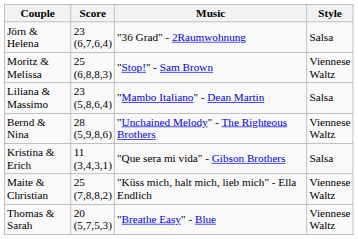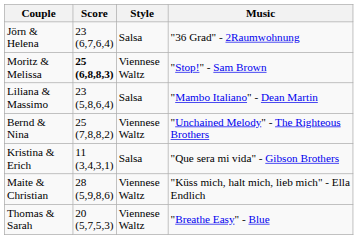columns swapped: (330, 13) <-> (211, 13)
(93, 67) normal -> (94, 67) bold
(93, 128) 28 (5,9,8,6) -> (94, 128) 25 (7,8,8,2)
(93, 189) 25 (7,8,8,2) -> (94, 189) 28 (5,9,8,6)
